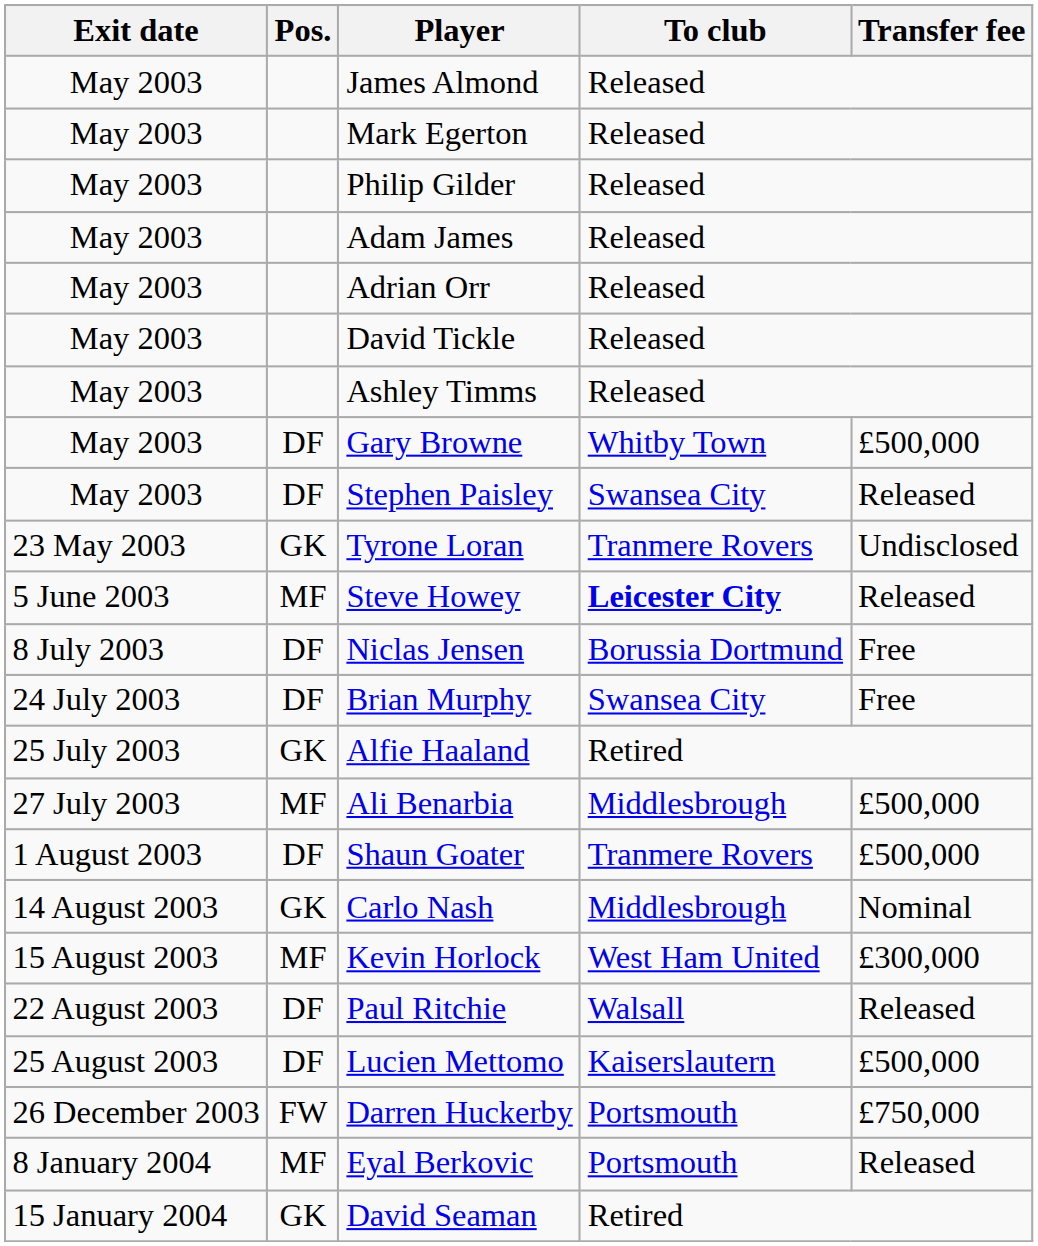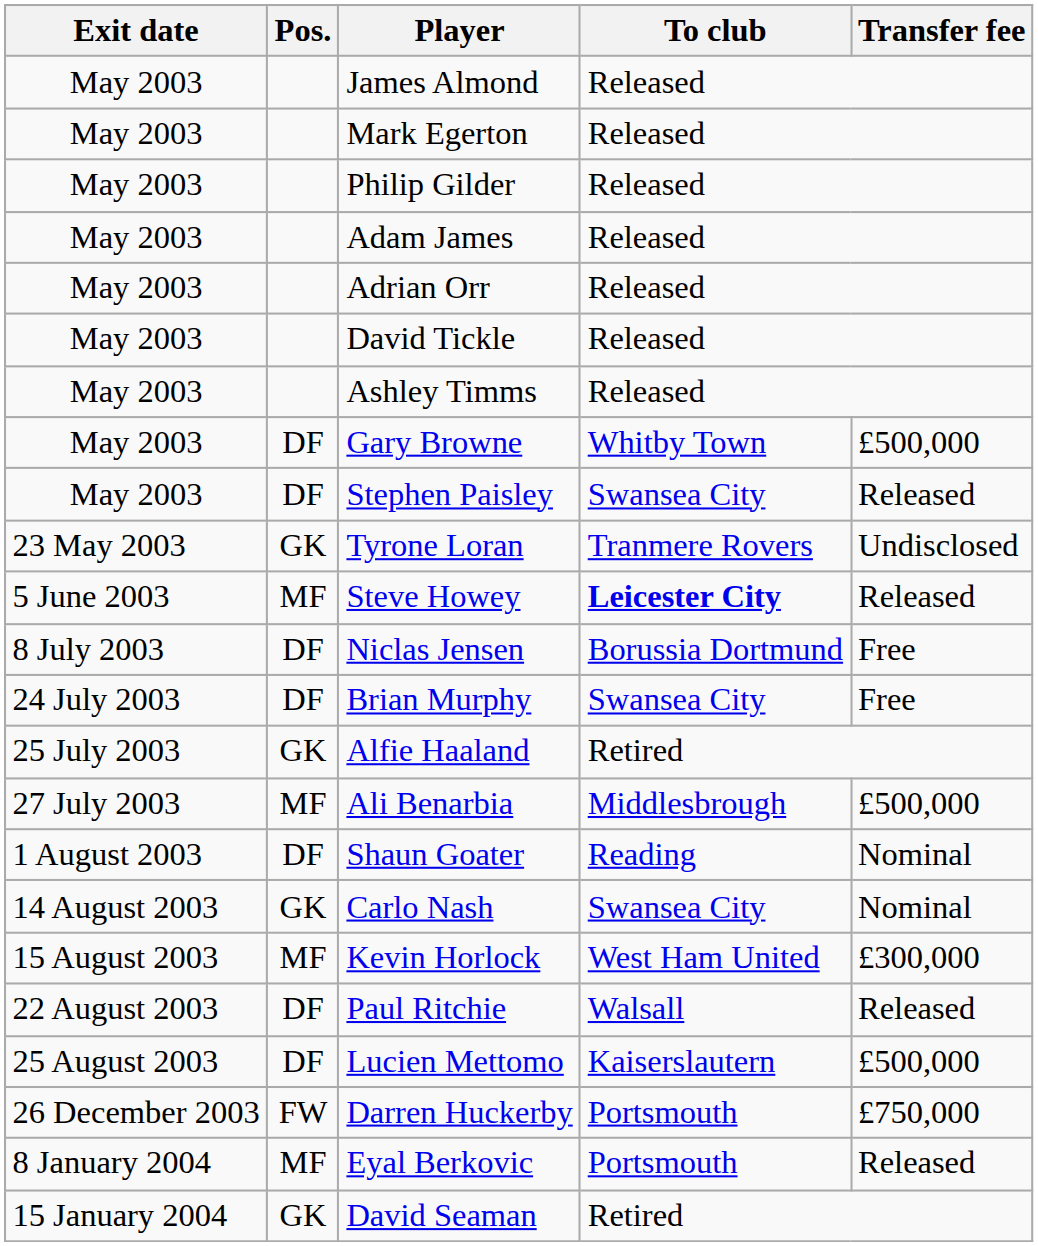(700, 854) Tranmere Rovers -> (642, 854) Reading
(919, 854) £500,000 -> (915, 854) Nominal
(687, 905) Middlesbrough -> (677, 905) Swansea City
